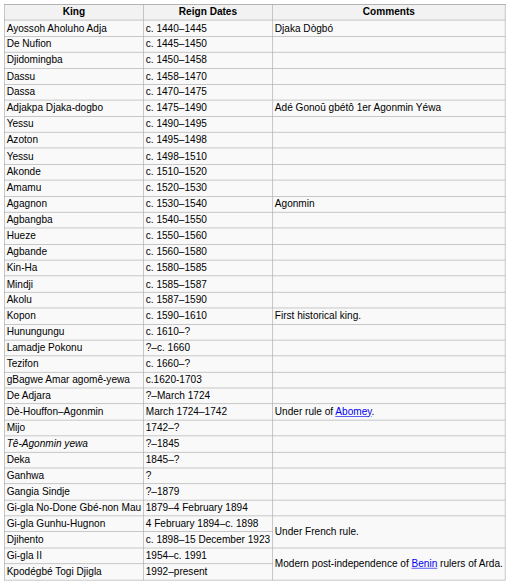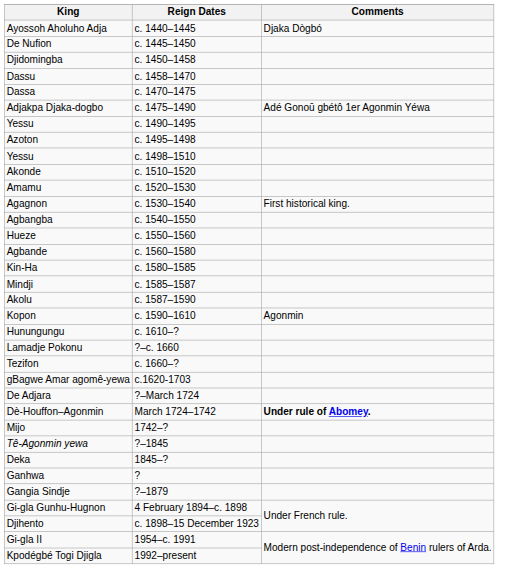(295, 204) Agonmin -> (307, 204) First historical king.
(318, 316) First historical king. -> (283, 316) Agonmin
(325, 412) normal -> (317, 412) bold
- row: (74, 508)
